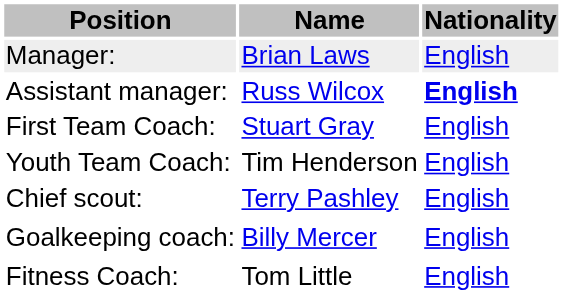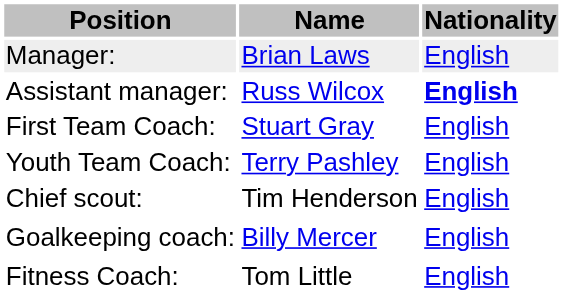(330, 162) Tim Henderson -> (320, 162) Terry Pashley
(320, 198) Terry Pashley -> (330, 198) Tim Henderson
